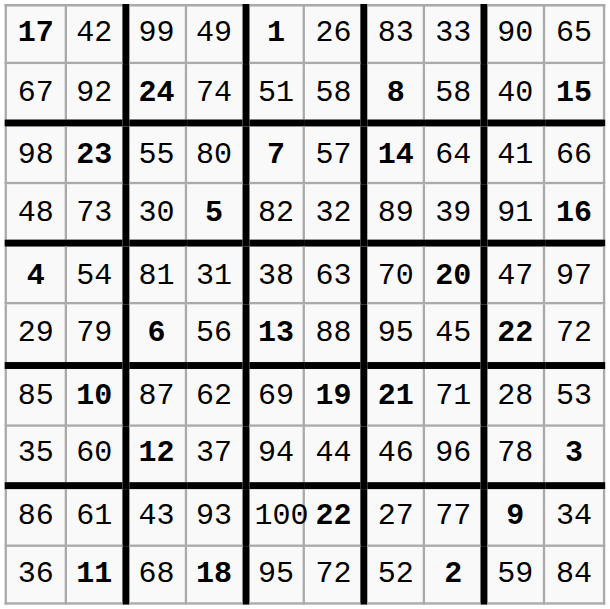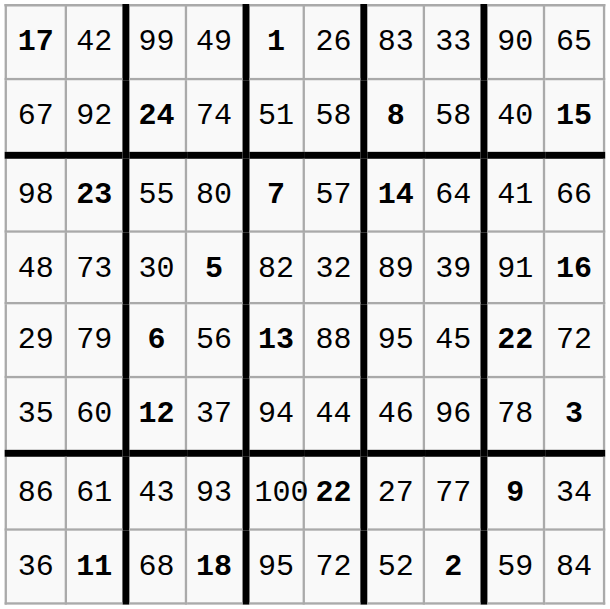- row: (36, 275)
- row: (36, 396)
